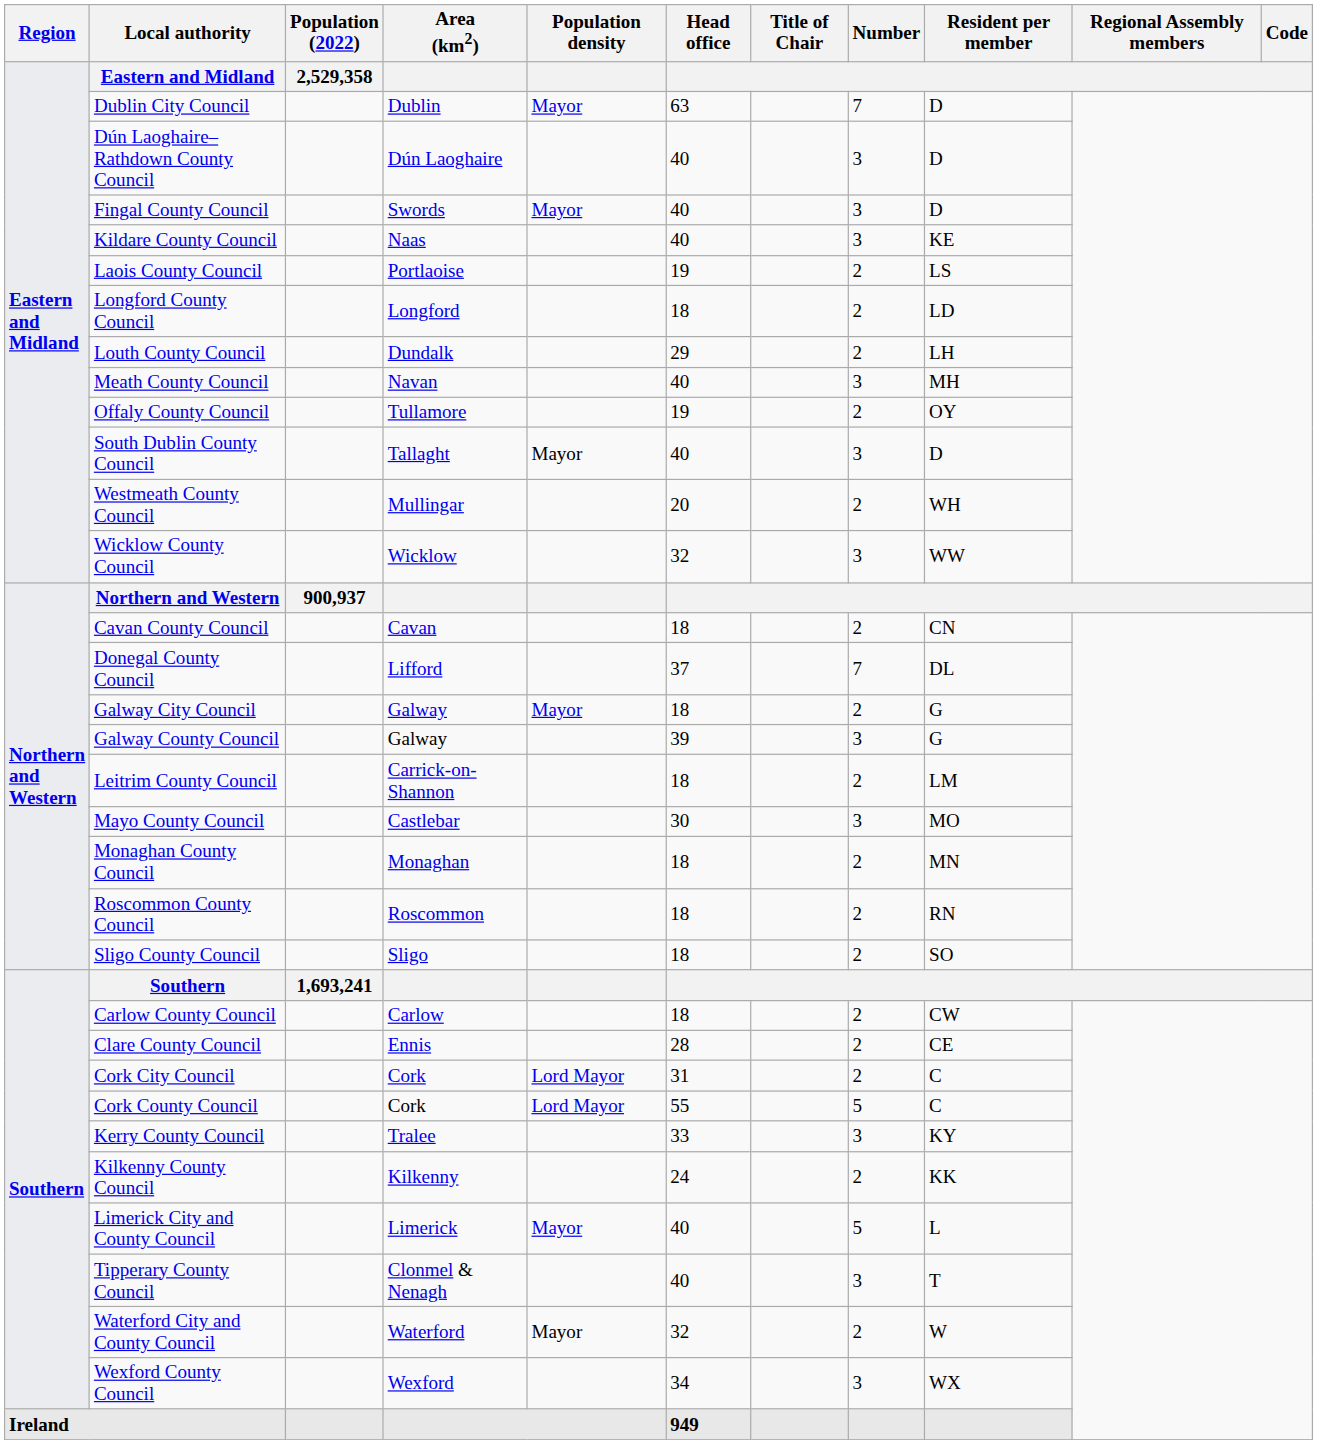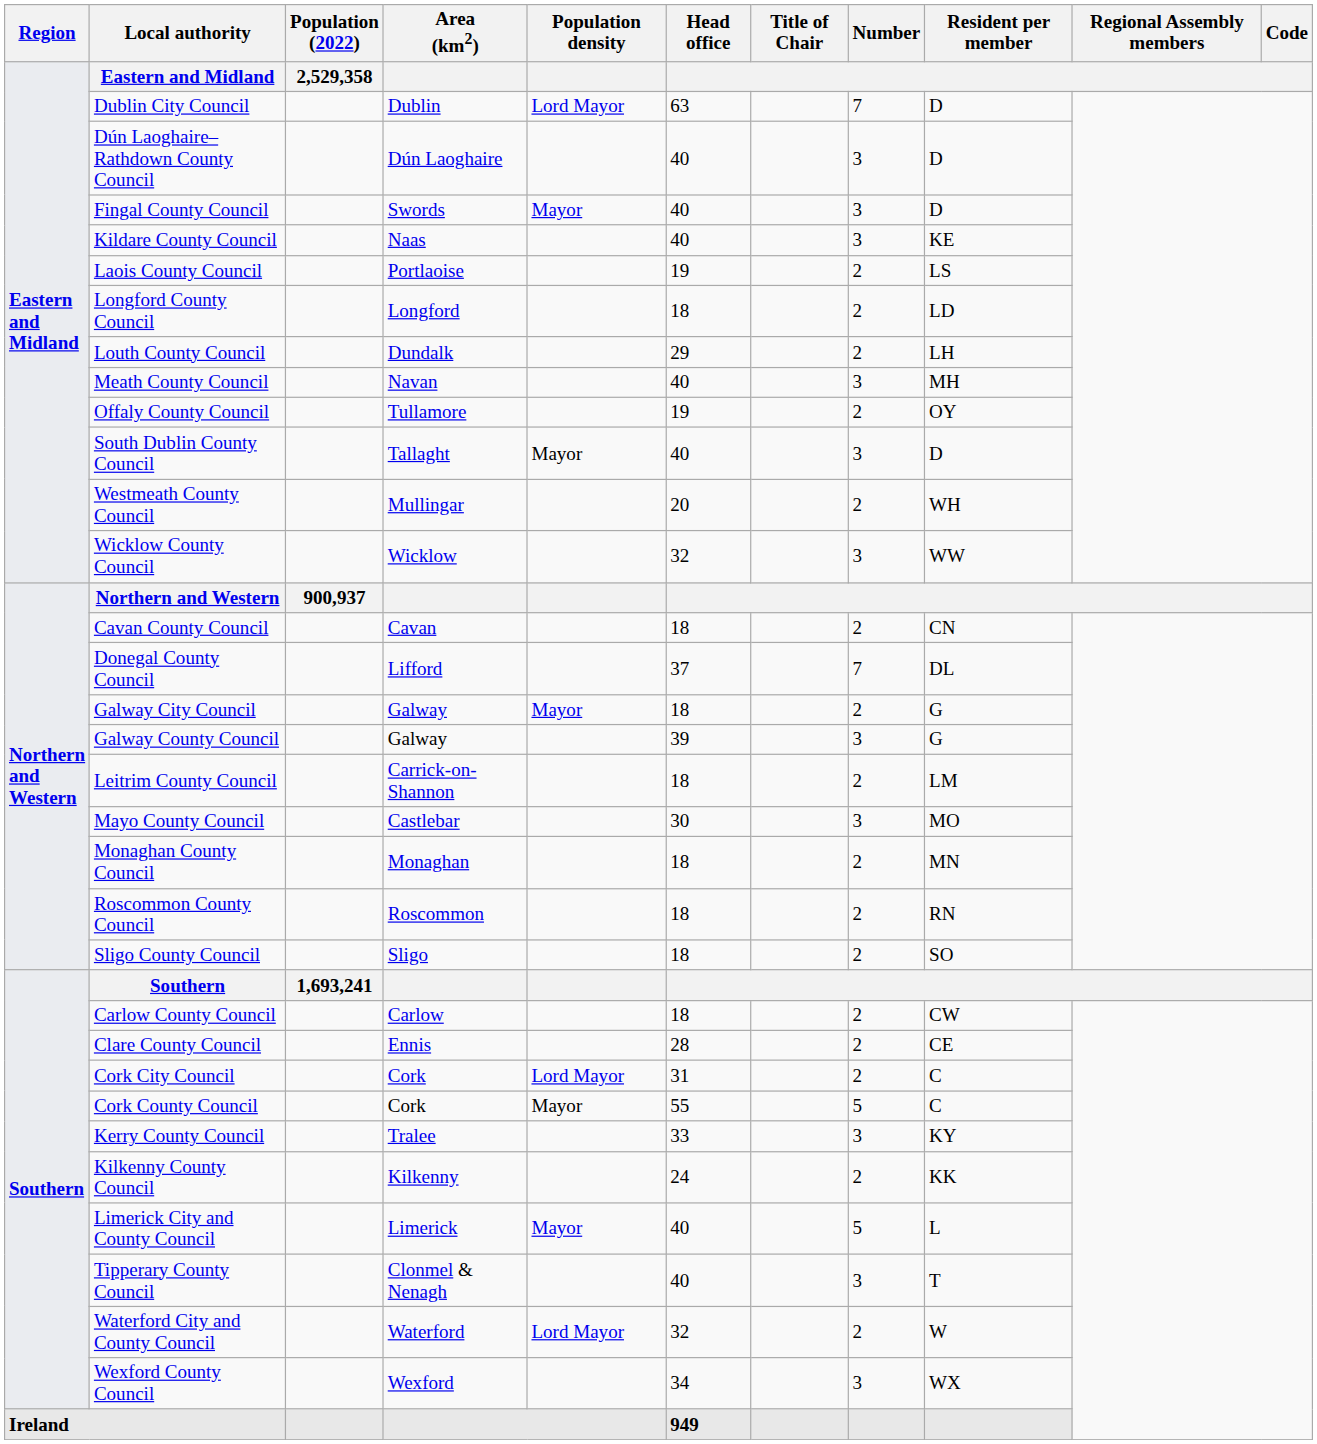(557, 106) Mayor -> (578, 106) Lord Mayor
(578, 1105) Lord Mayor -> (557, 1105) Mayor
(557, 1331) Mayor -> (578, 1331) Lord Mayor
